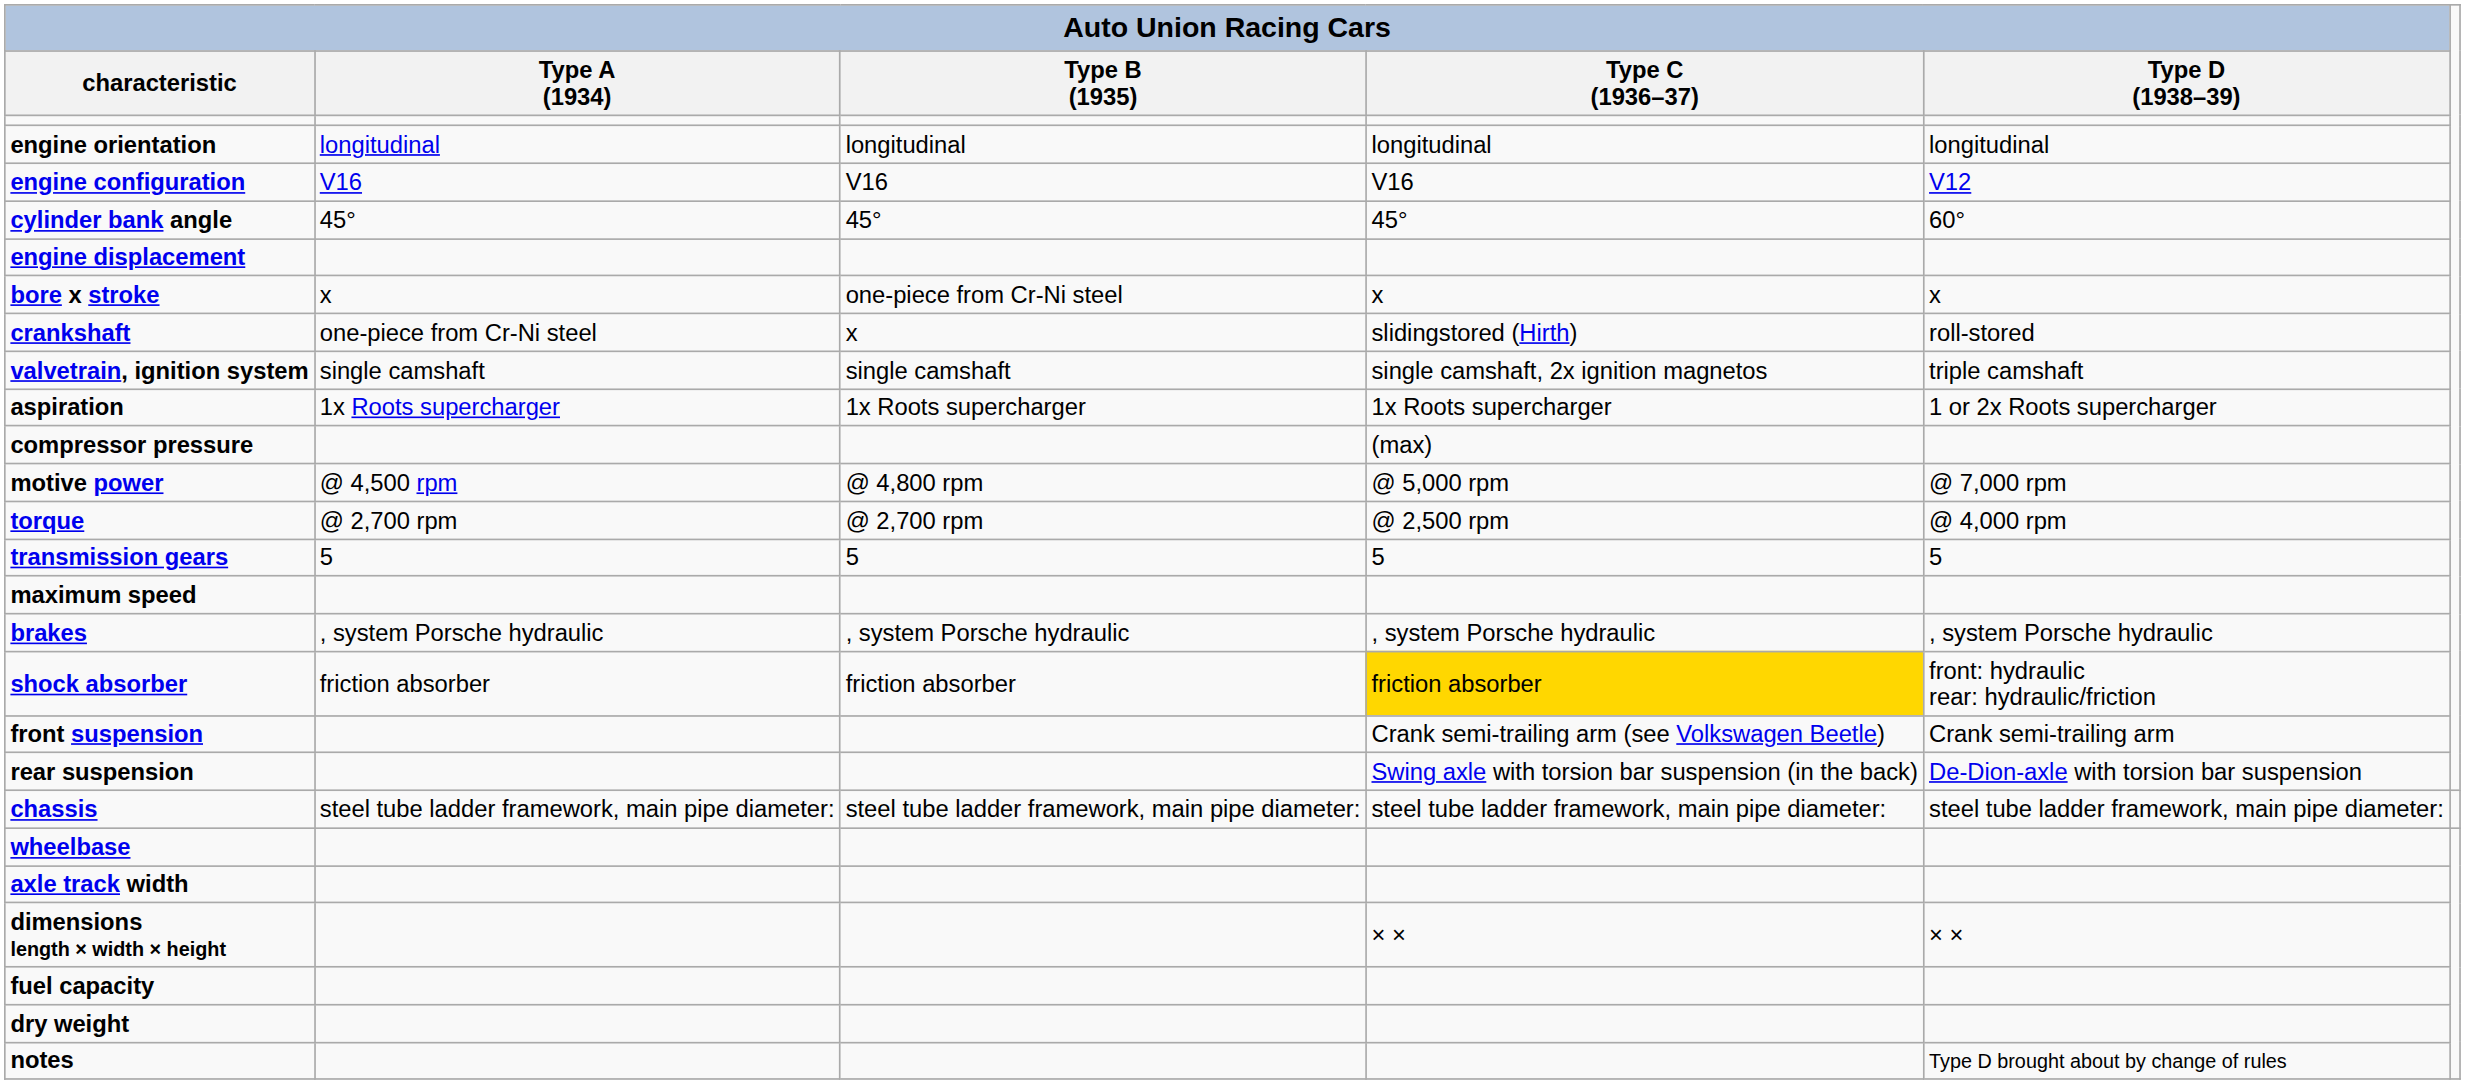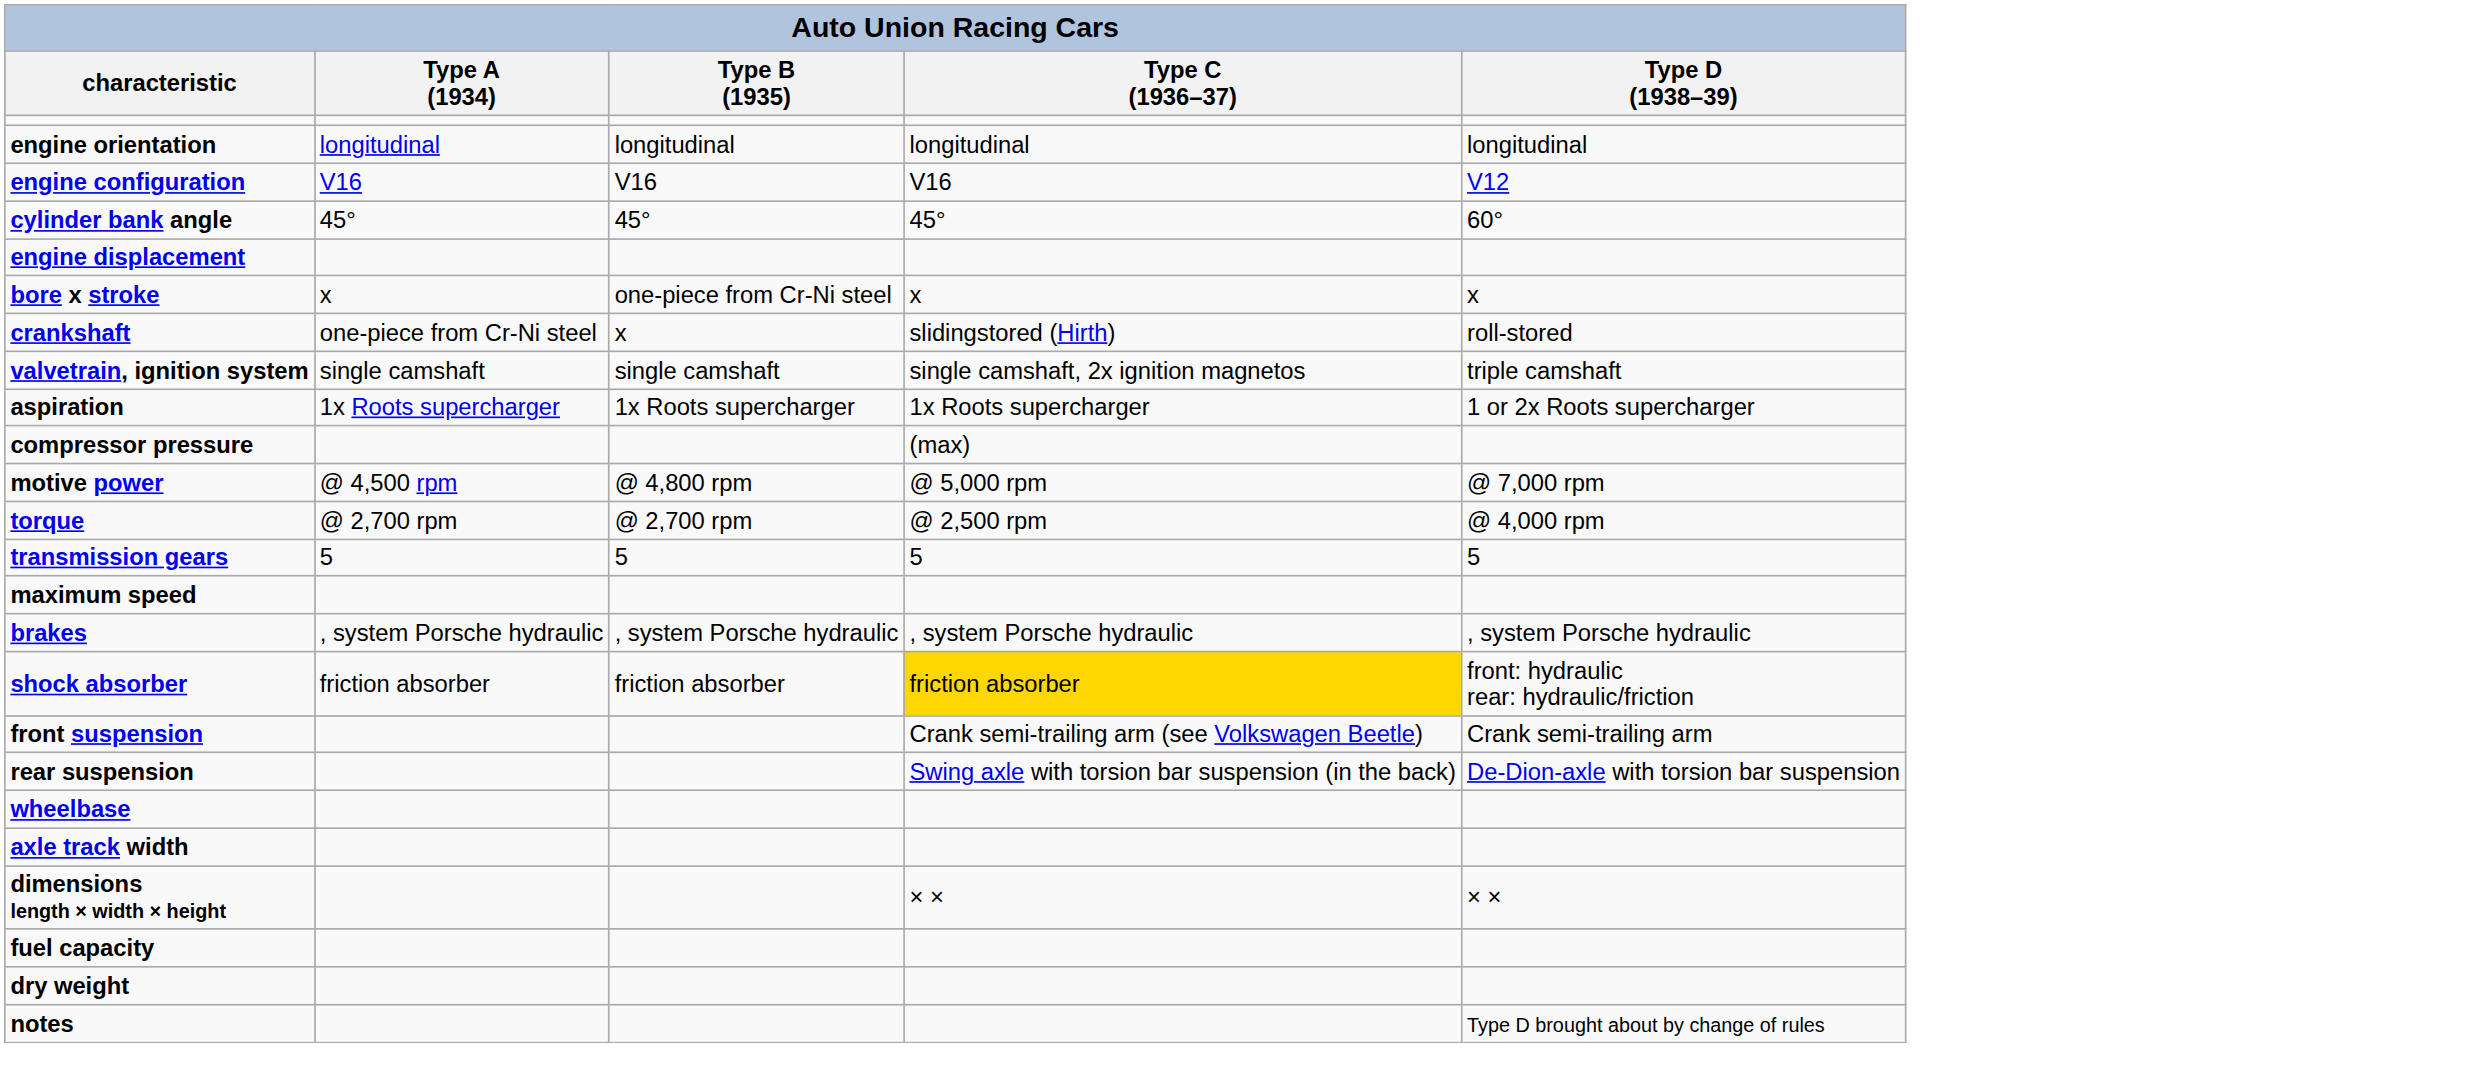- row: (54, 809)
